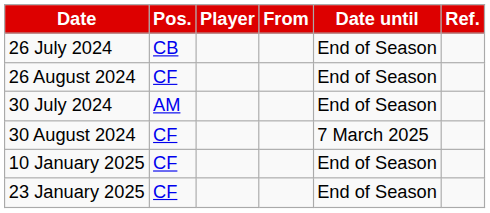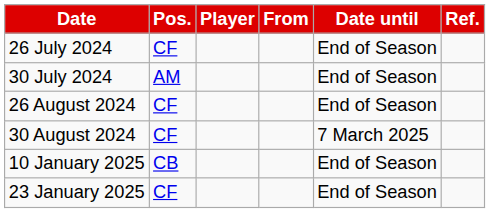(166, 47) CB -> (165, 47) CF
rows swapped: (60, 105) <-> (72, 76)
(165, 163) CF -> (166, 163) CB
